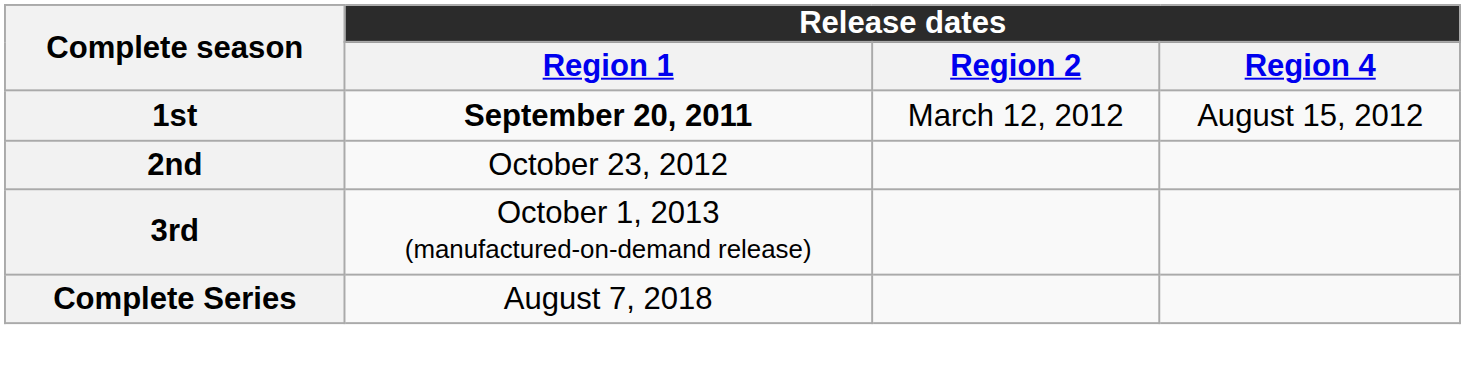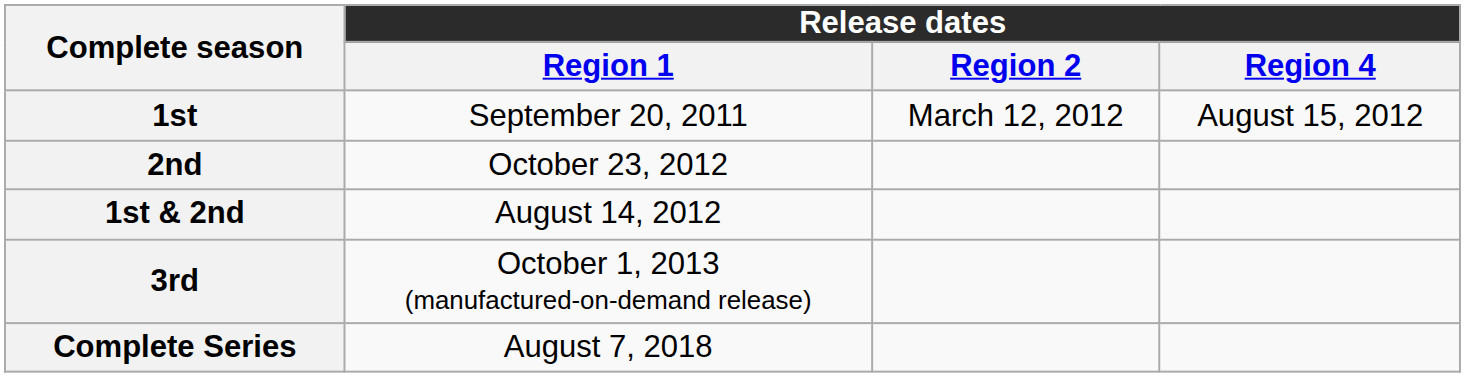(608, 115) bold -> (608, 115) normal
+ row: (175, 213)
